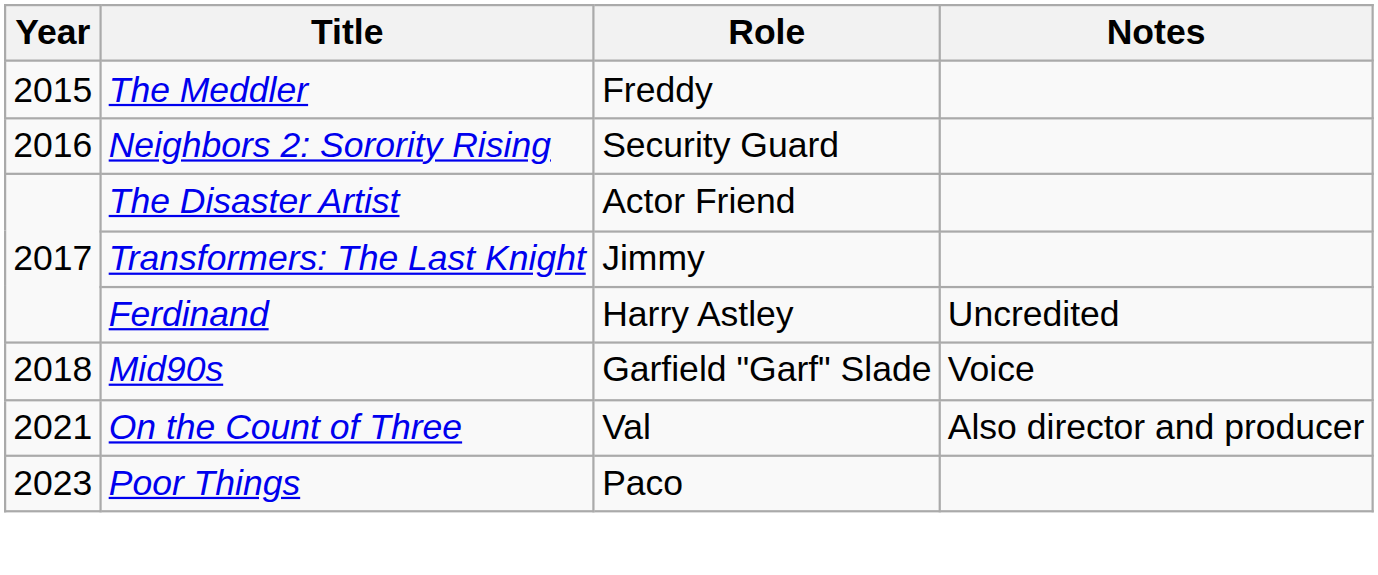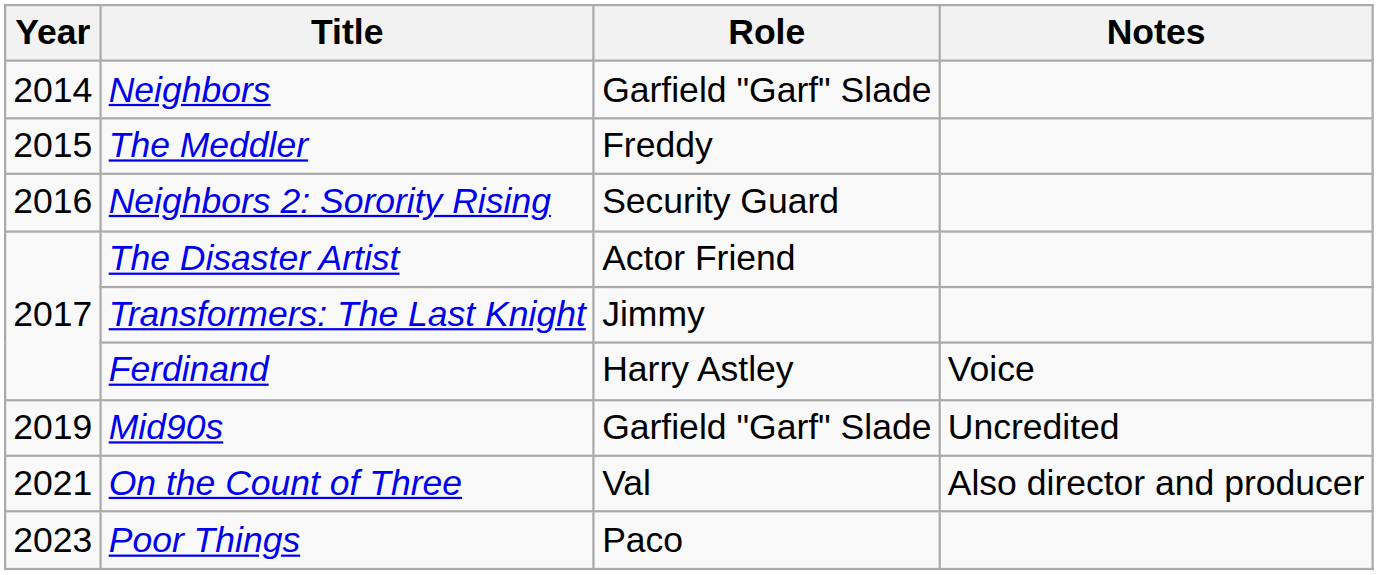+ row: (190, 88)
(1034, 314) Uncredited -> (991, 370) Voice
(53, 370) 2018 -> (53, 426) 2019
(991, 370) Voice -> (1034, 426) Uncredited
